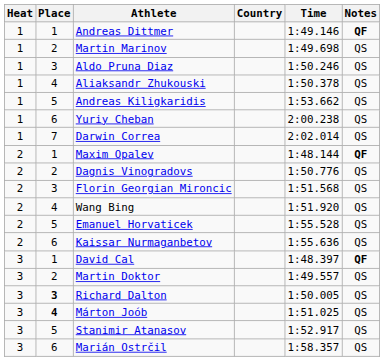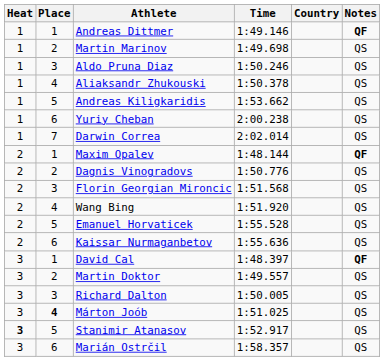columns swapped: (260, 13) <-> (313, 13)
(54, 295) bold -> (54, 295) normal
(20, 330) normal -> (20, 330) bold
